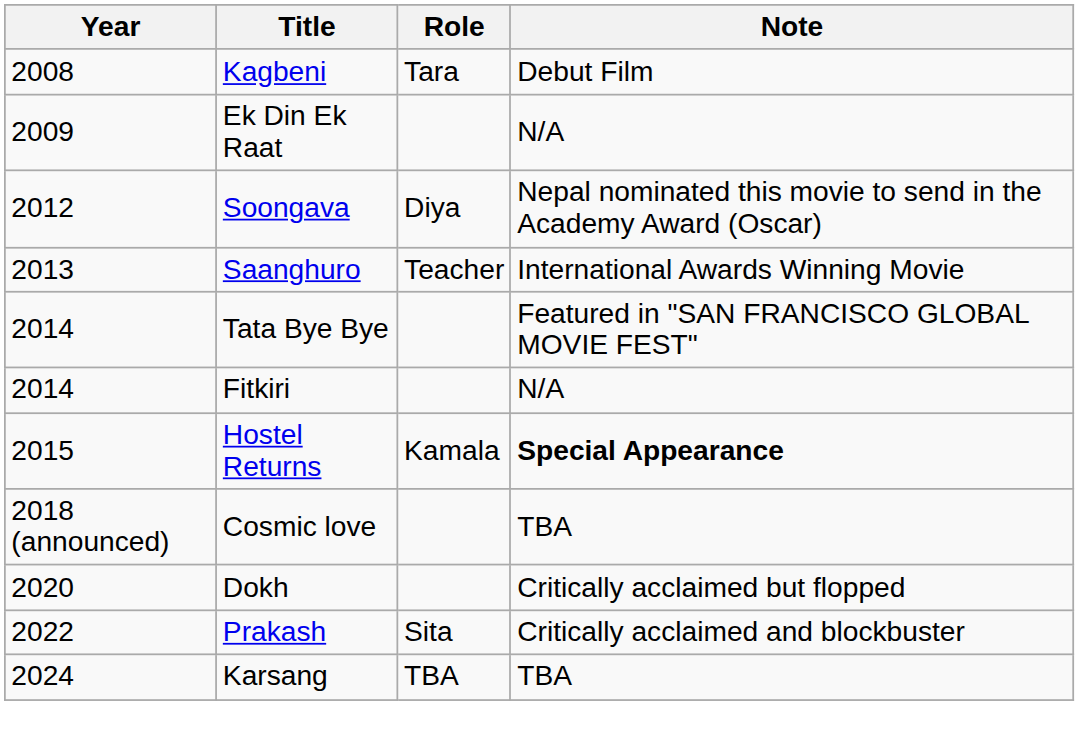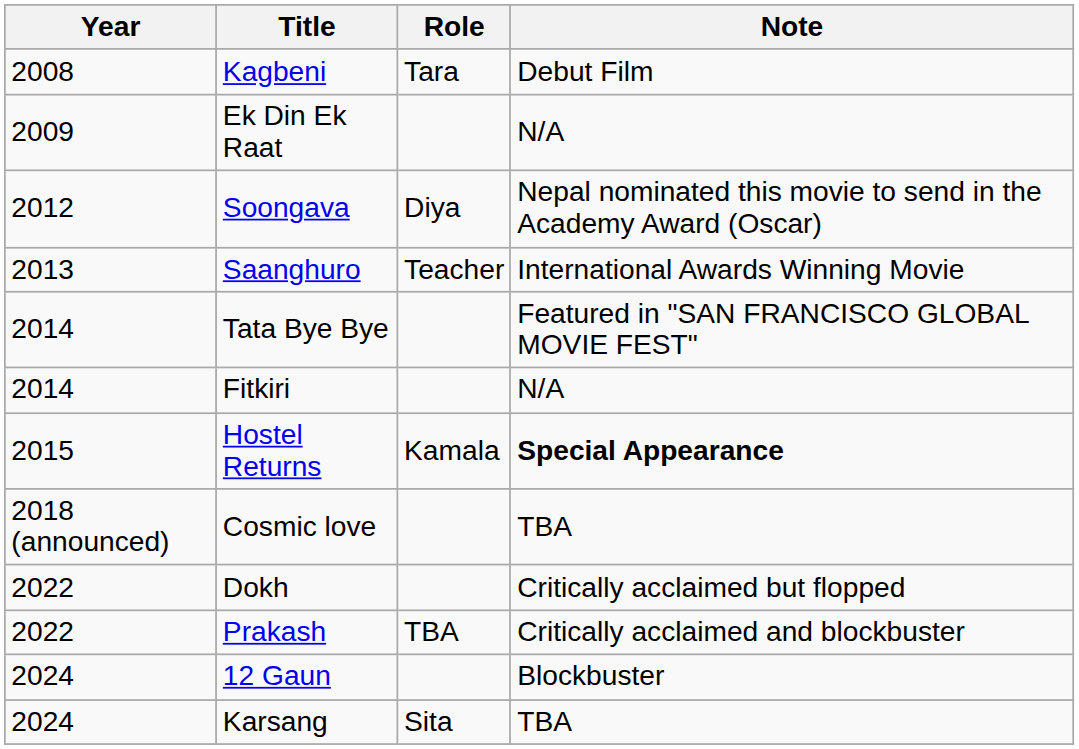(43, 587) 2020 -> (43, 587) 2022
(428, 631) Sita -> (431, 631) TBA
+ row: (277, 676)
(431, 676) TBA -> (428, 721) Sita
